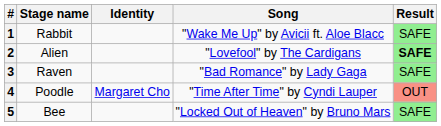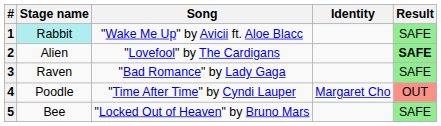columns swapped: (283, 14) <-> (132, 14)
(54, 33) no background -> (54, 33) paleturquoise background
